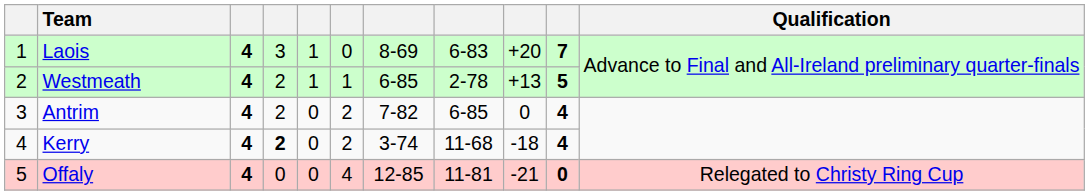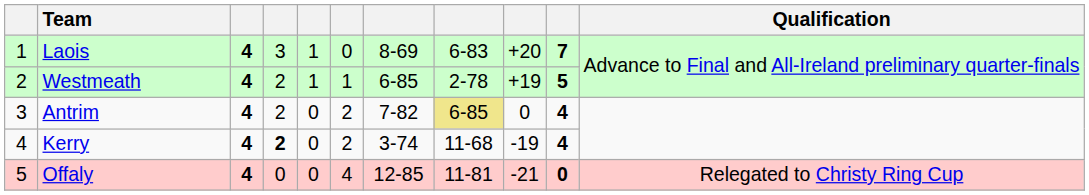(525, 81) +13 -> (525, 81) +19
(469, 112) no background -> (469, 112) khaki background
(525, 143) -18 -> (525, 143) -19
